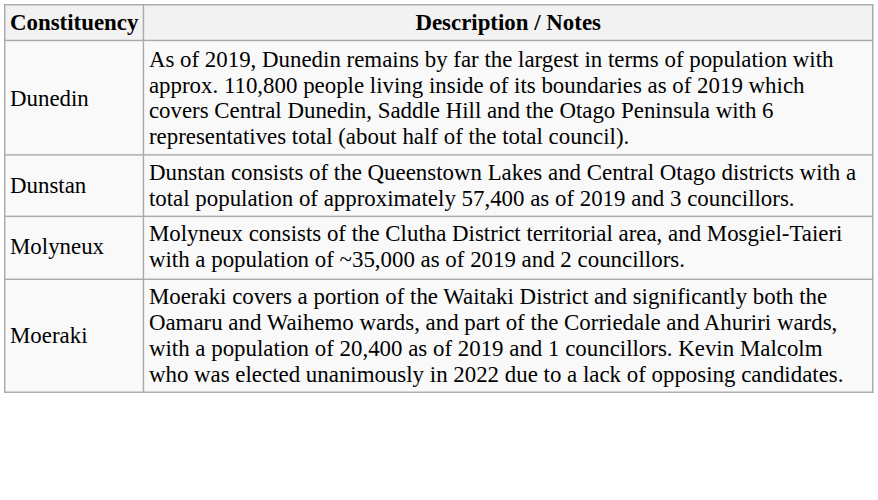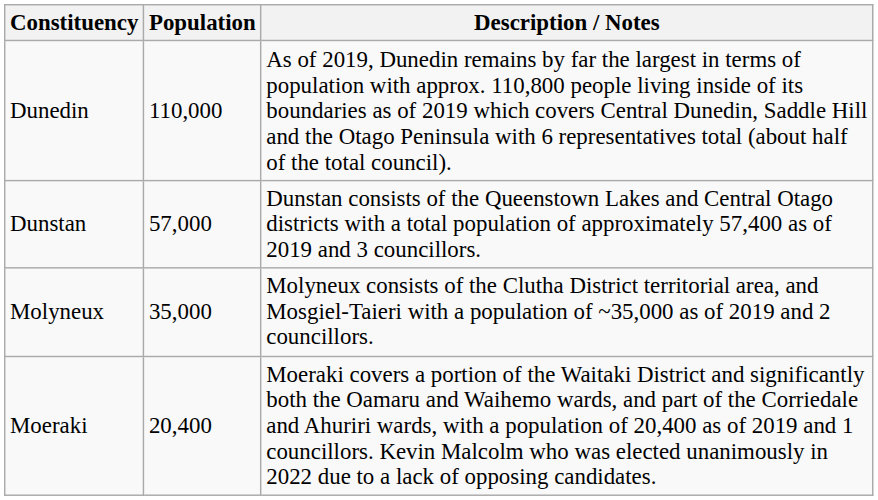+ column: (202, 22)
